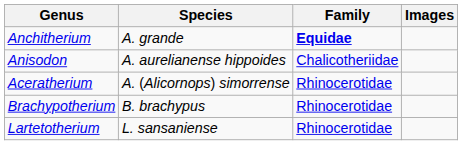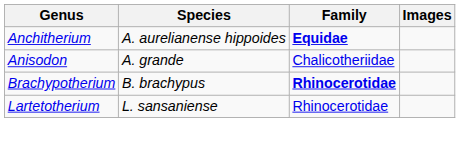(153, 38) A. grande -> (204, 38) A. aurelianense hippoides
(204, 60) A. aurelianense hippoides -> (153, 60) A. grande
- row: (50, 83)
(344, 106) normal -> (344, 83) bold
